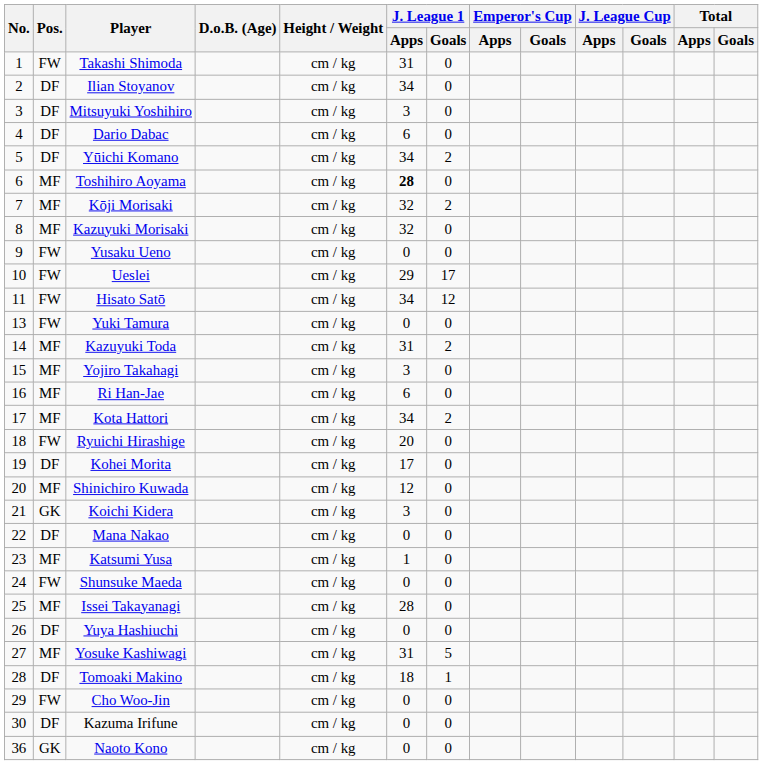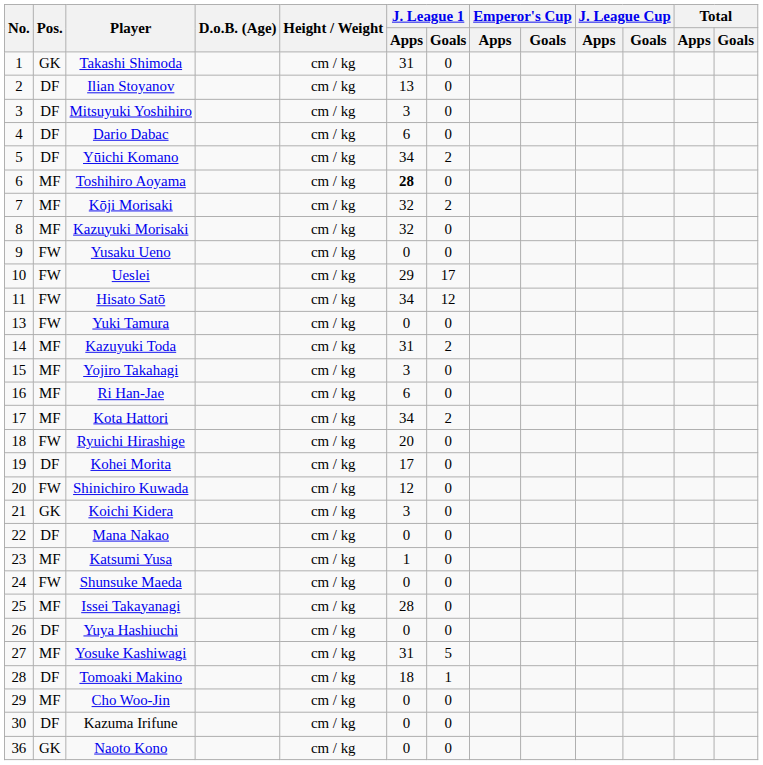(50, 63) FW -> (50, 63) GK
(407, 87) 34 -> (407, 87) 13
(50, 488) MF -> (50, 488) FW
(50, 700) FW -> (50, 700) MF
